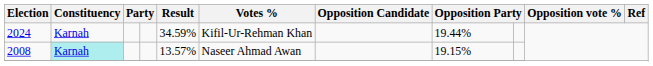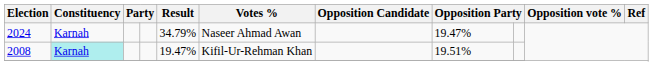(178, 32) 34.59% -> (178, 32) 34.79%
(257, 32) Kifil-Ur-Rehman Khan -> (251, 32) Naseer Ahmad Awan
(453, 32) 19.44% -> (453, 32) 19.47%
(178, 51) 13.57% -> (178, 51) 19.47%
(251, 51) Naseer Ahmad Awan -> (257, 51) Kifil-Ur-Rehman Khan
(453, 51) 19.15% -> (453, 51) 19.51%
